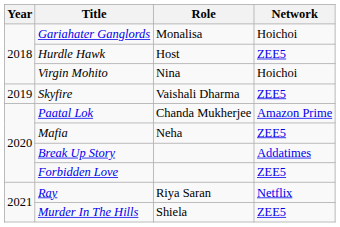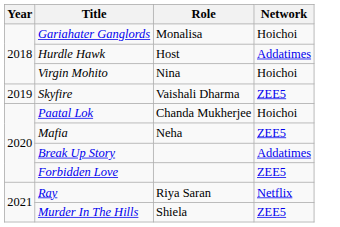(272, 53) ZEE5 -> (284, 53) Addatimes
(295, 113) Amazon Prime -> (277, 113) Hoichoi
